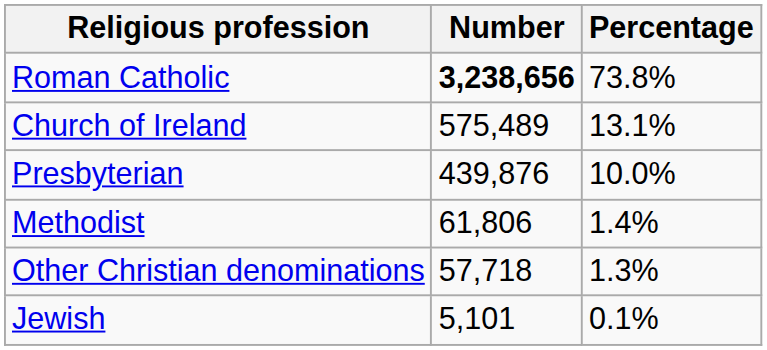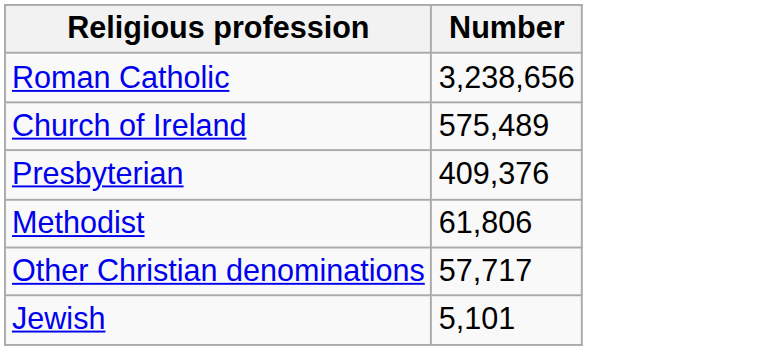- column: (671, 28)
(507, 77) bold -> (507, 77) normal
(494, 174) 439,876 -> (494, 174) 409,376
(486, 271) 57,718 -> (486, 271) 57,717
